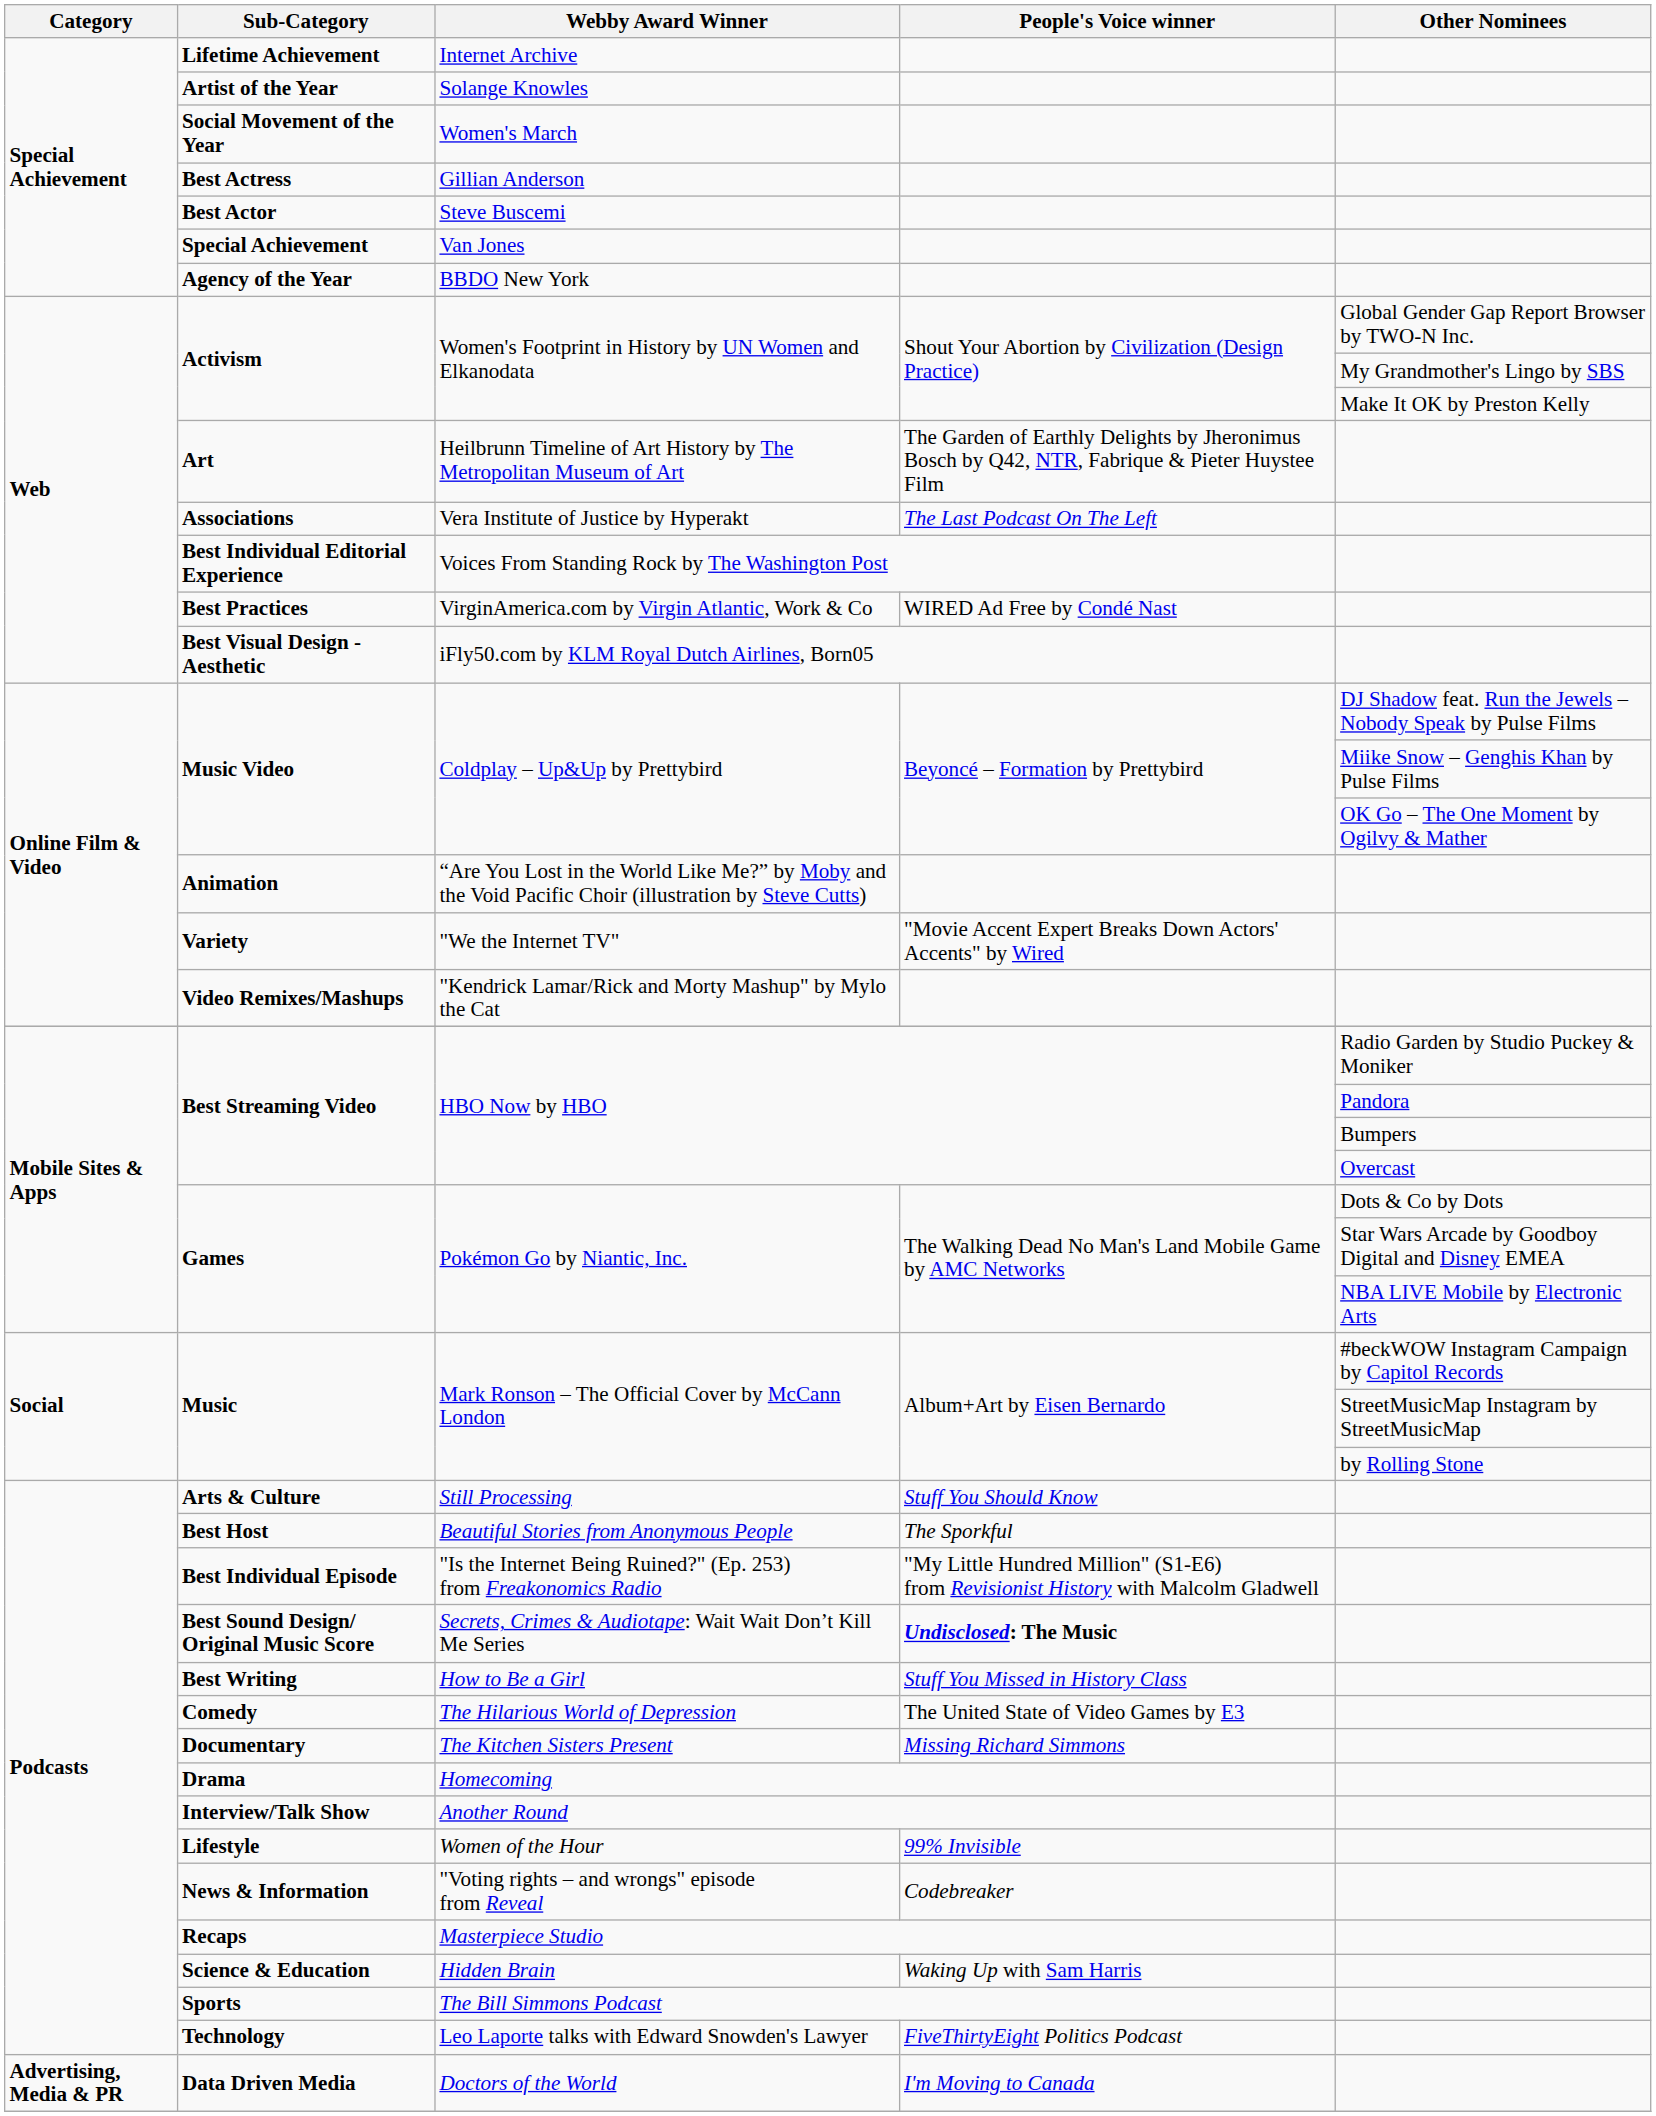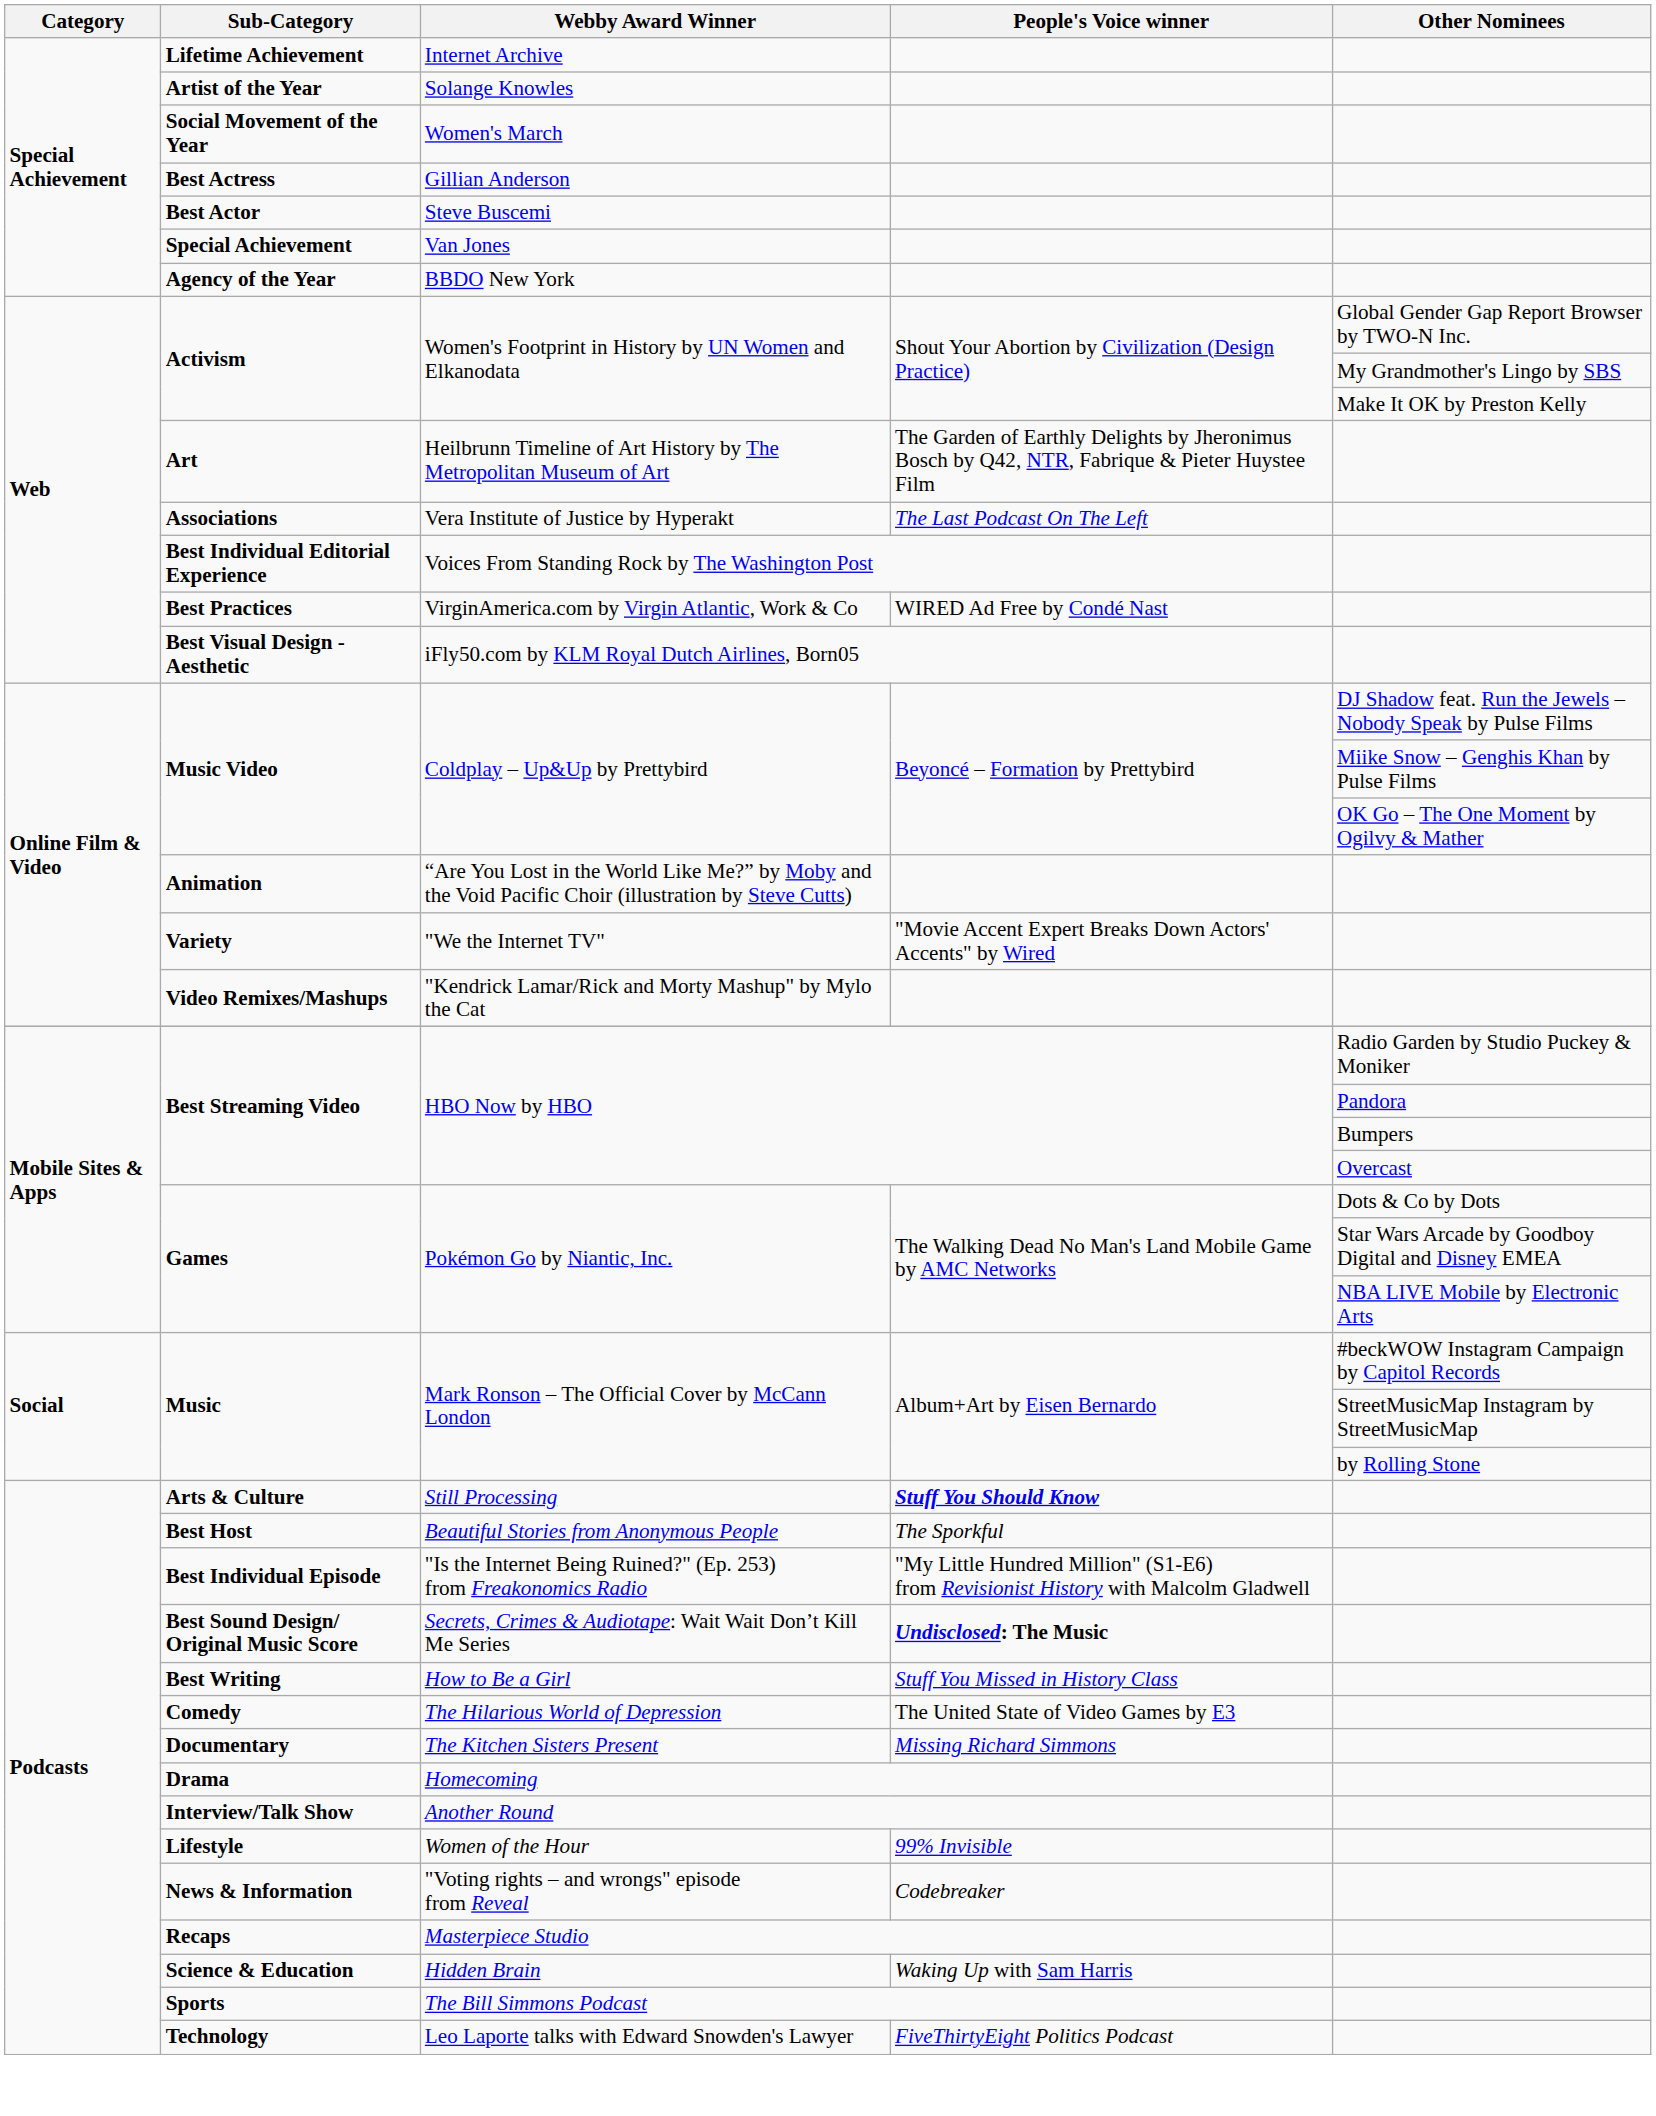(1001, 1497) normal -> (997, 1497) bold
- row: (269, 2082)
